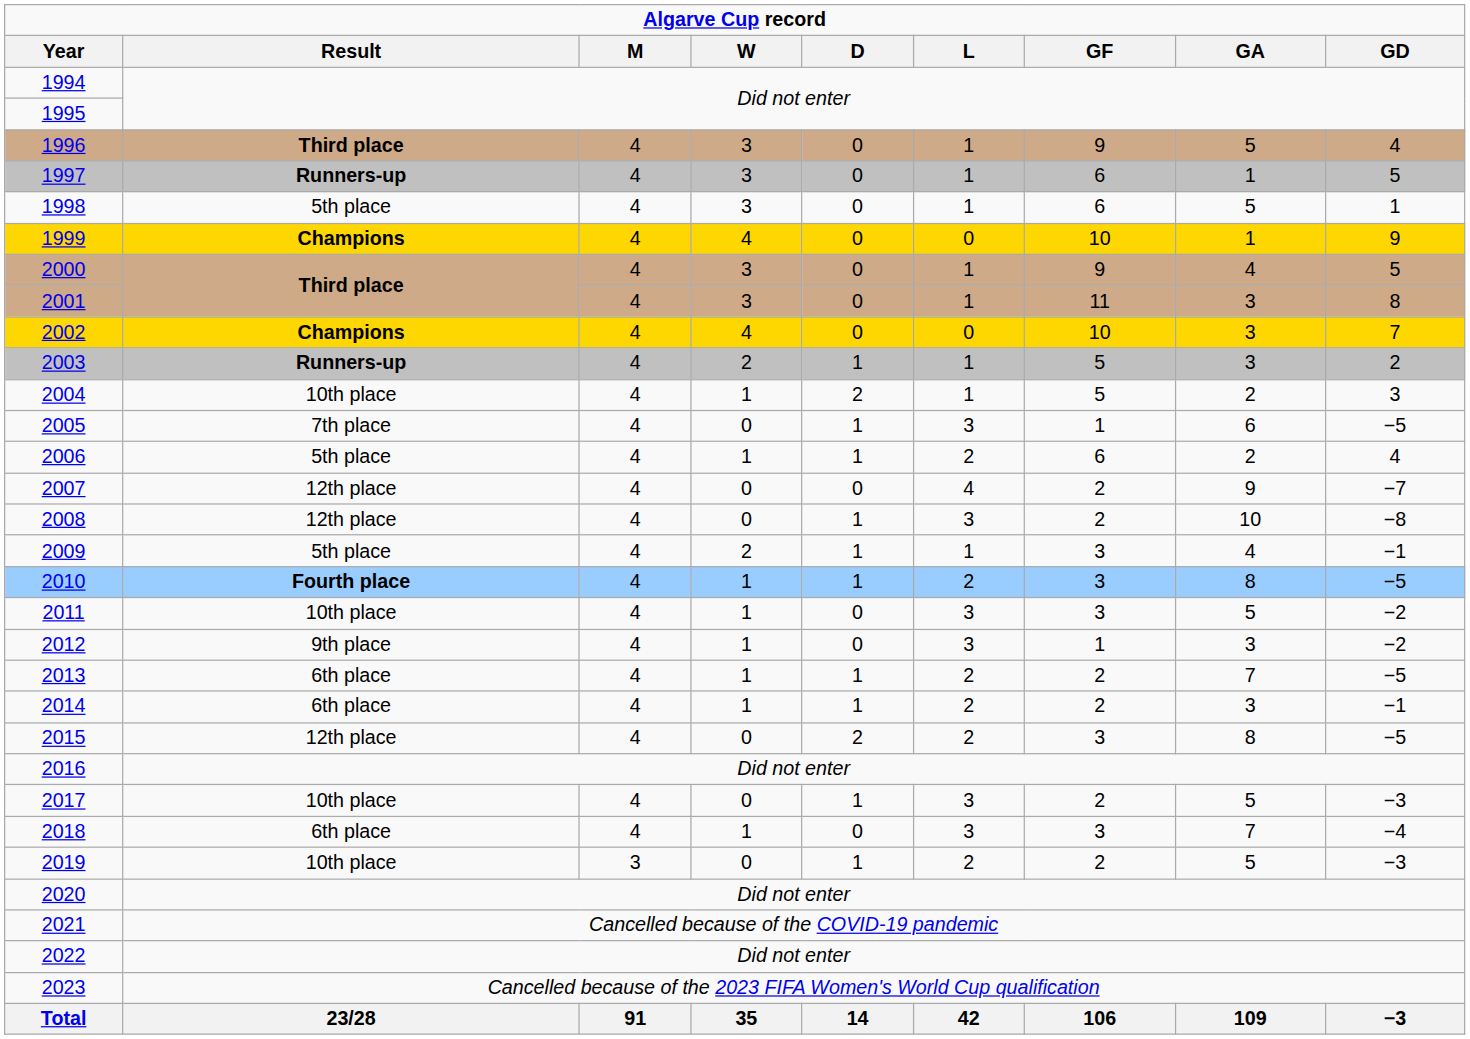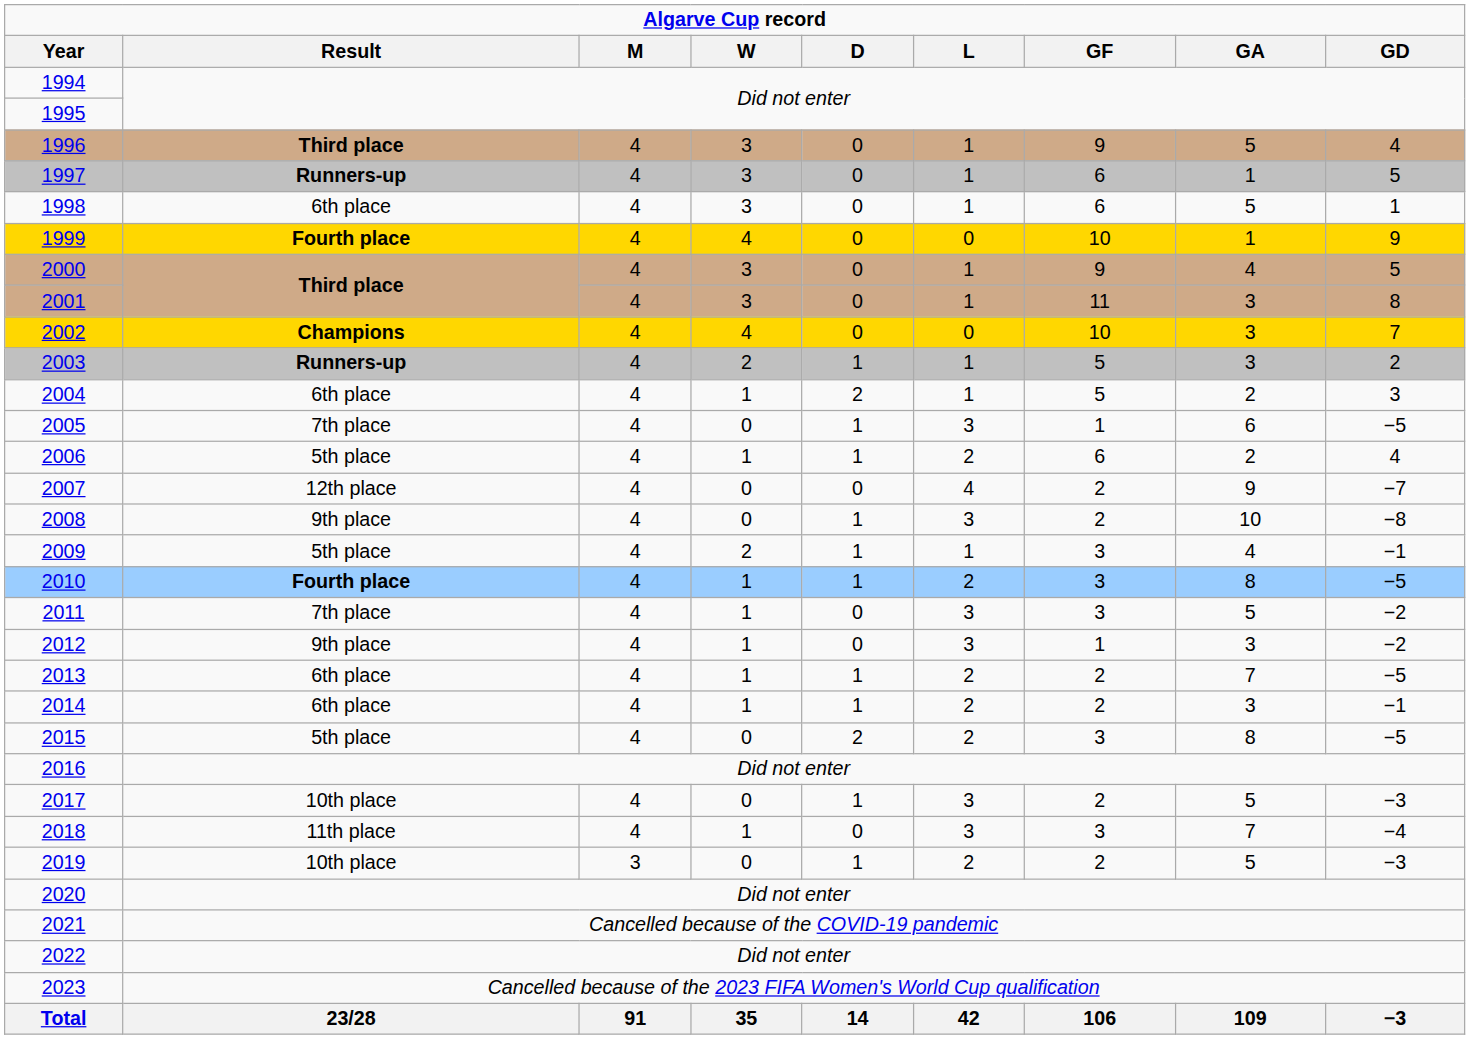(351, 207) 5th place -> (351, 207) 6th place
(351, 238) Champions -> (351, 238) Fourth place
(351, 394) 10th place -> (351, 394) 6th place
(351, 519) 12th place -> (351, 519) 9th place
(351, 613) 10th place -> (351, 613) 7th place
(351, 737) 12th place -> (351, 737) 5th place
(351, 831) 6th place -> (351, 831) 11th place
